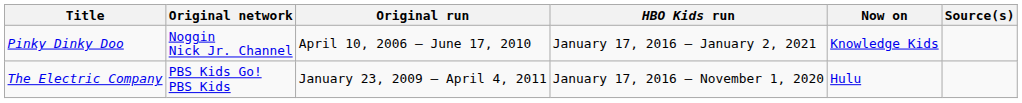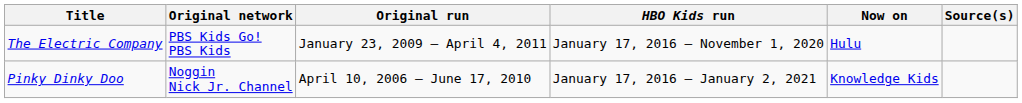rows swapped: (85, 79) <-> (66, 43)
